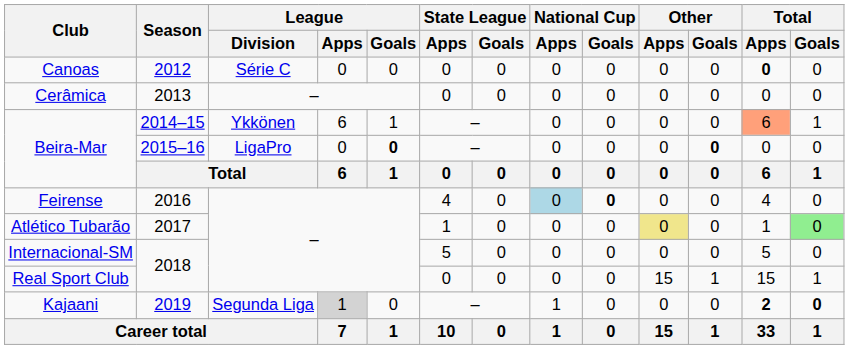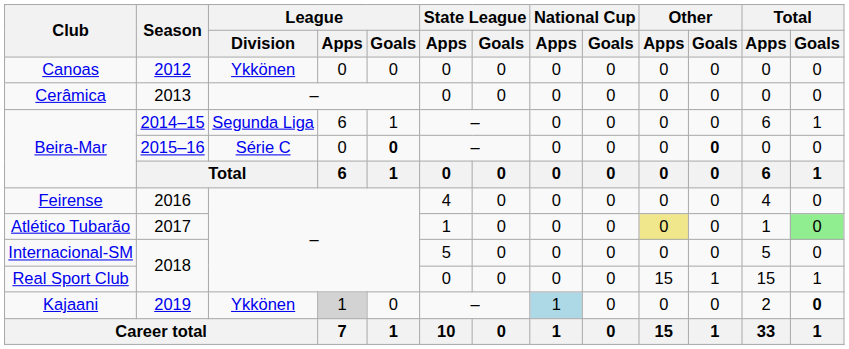(263, 69) Série C -> (263, 69) Ykkönen
(766, 69) bold -> (766, 69) normal
(263, 122) Ykkönen -> (263, 122) Segunda Liga
(766, 122) lightsalmon background -> (766, 122) no background
(263, 148) LigaPro -> (263, 148) Série C
(556, 200) lightblue background -> (556, 200) no background
(611, 200) bold -> (611, 200) normal
(263, 305) Segunda Liga -> (263, 305) Ykkönen
(556, 305) no background -> (556, 305) lightblue background
(766, 305) bold -> (766, 305) normal
